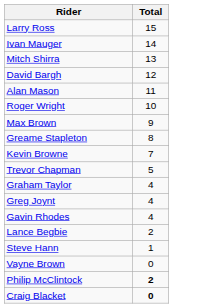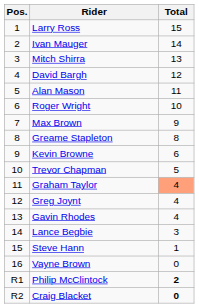+ column: (17, 12)
(151, 153) 7 -> (176, 153) 6
(151, 185) no background -> (176, 185) lightsalmon background
(151, 232) 2 -> (176, 232) 3
